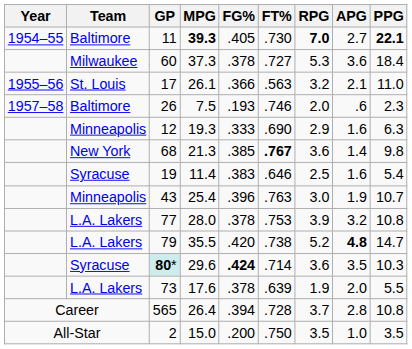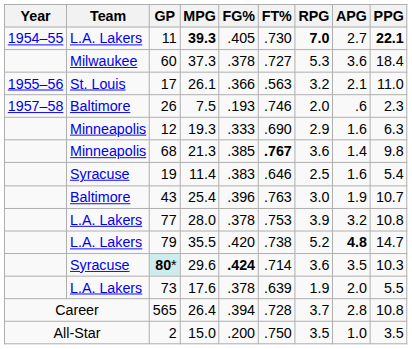(100, 39) Baltimore -> (106, 39) L.A. Lakers
(100, 152) New York -> (108, 152) Minneapolis
(108, 197) Minneapolis -> (100, 197) Baltimore
